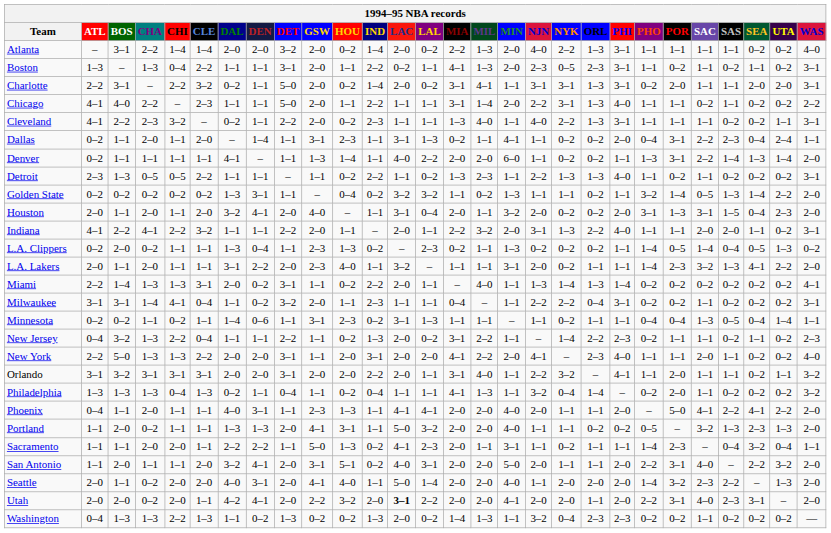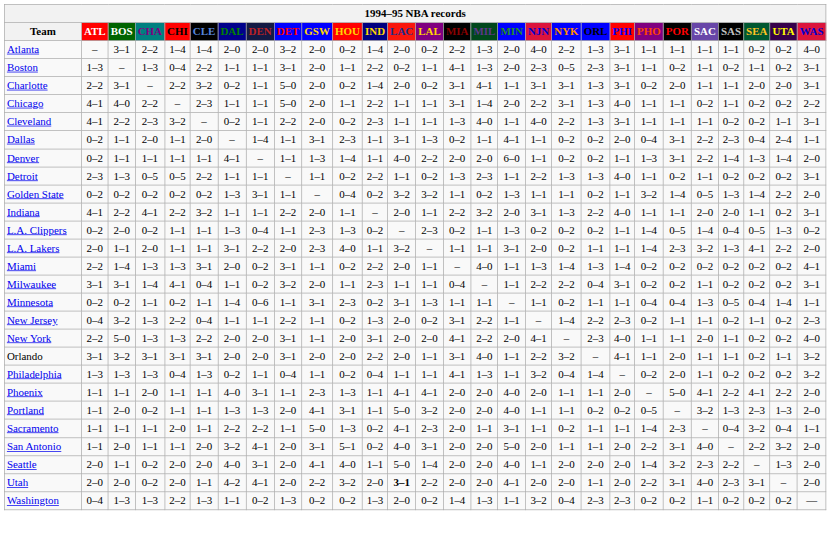- row: (25, 212)
(95, 410) 0–4 -> (95, 392) 1–1
(150, 446) 2–0 -> (150, 428) 1–1
